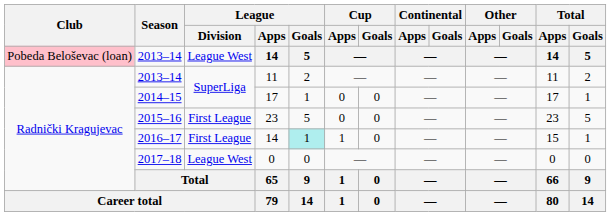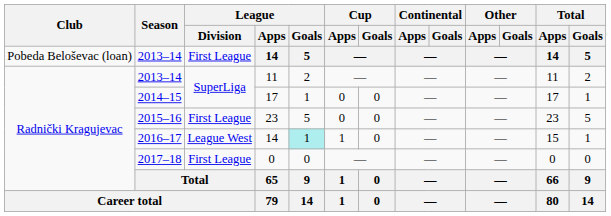(70, 56) pink background -> (70, 56) no background
(220, 56) League West -> (220, 56) First League
(220, 139) First League -> (220, 139) League West
(220, 159) League West -> (220, 159) First League
